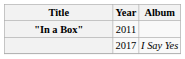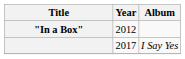(126, 29) 2011 -> (126, 29) 2012
